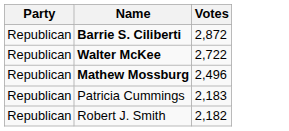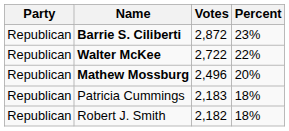+ column: (258, 14)
